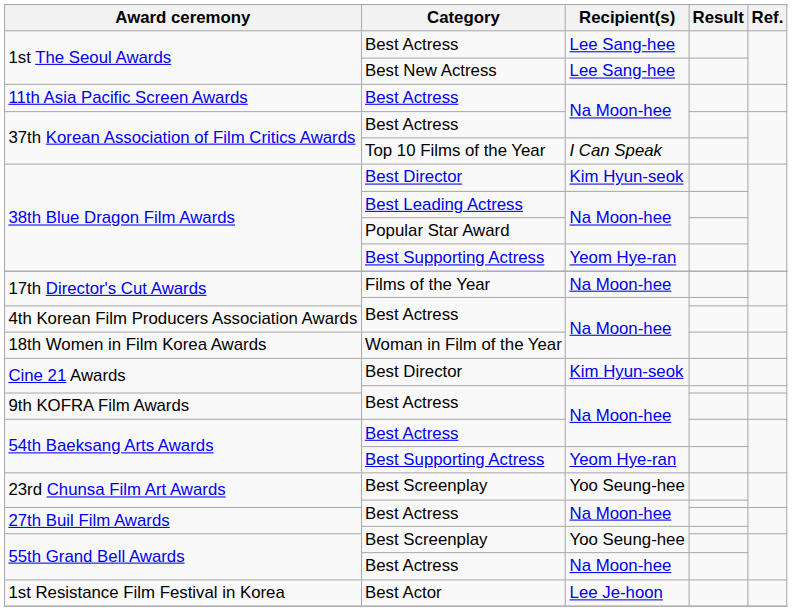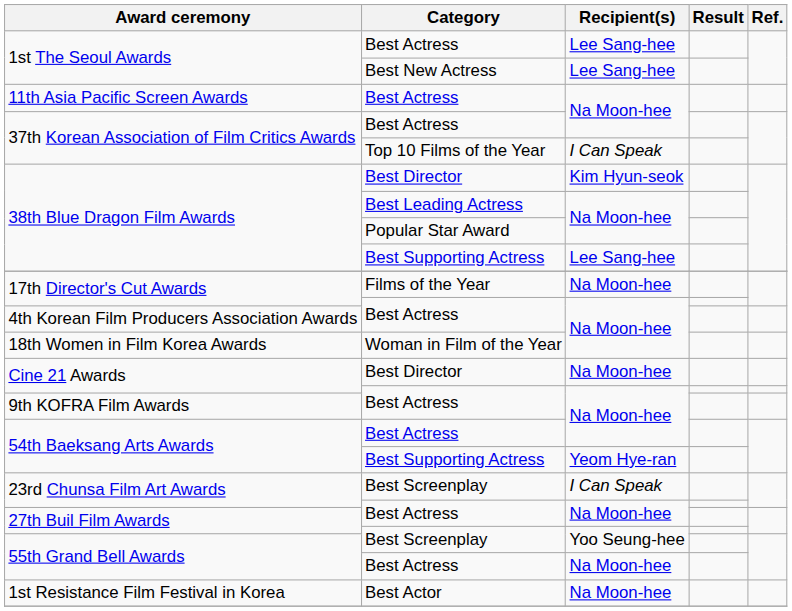(623, 257) Yeom Hye-ran -> (622, 257) Lee Sang-hee
(626, 371) Kim Hyun-seok -> (620, 371) Na Moon-hee
(627, 486) Yoo Seung-hee -> (616, 486) I Can Speak
(616, 592) Lee Je-hoon -> (620, 592) Na Moon-hee
